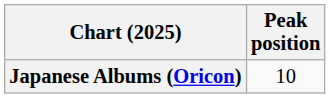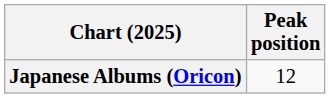(286, 76) 10 -> (286, 76) 12
